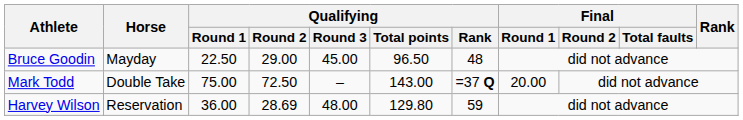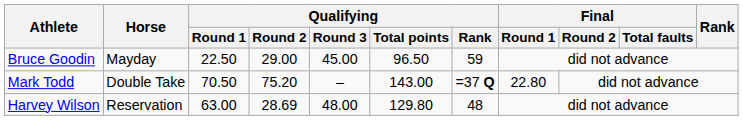(475, 60) 48 -> (475, 60) 59
(219, 82) 75.00 -> (219, 82) 70.50
(279, 82) 72.50 -> (279, 82) 75.20
(528, 82) 20.00 -> (528, 82) 22.80
(219, 105) 36.00 -> (219, 105) 63.00
(475, 105) 59 -> (475, 105) 48
